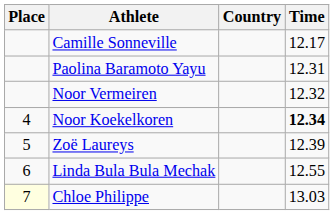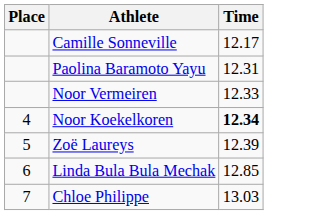- column: (252, 17)
(307, 94) 12.32 -> (241, 94) 12.33
(307, 171) 12.55 -> (241, 171) 12.85
(27, 196) lightyellow background -> (27, 196) no background
